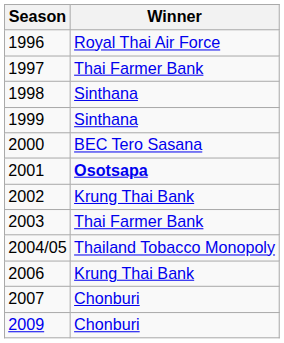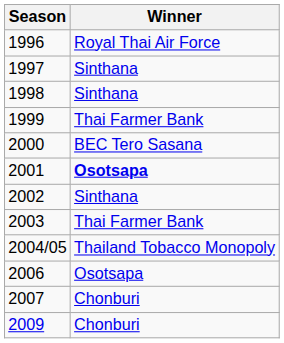(139, 68) Thai Farmer Bank -> (106, 68) Sinthana
(106, 119) Sinthana -> (139, 119) Thai Farmer Bank
(134, 196) Krung Thai Bank -> (106, 196) Sinthana
(134, 273) Krung Thai Bank -> (109, 273) Osotsapa
